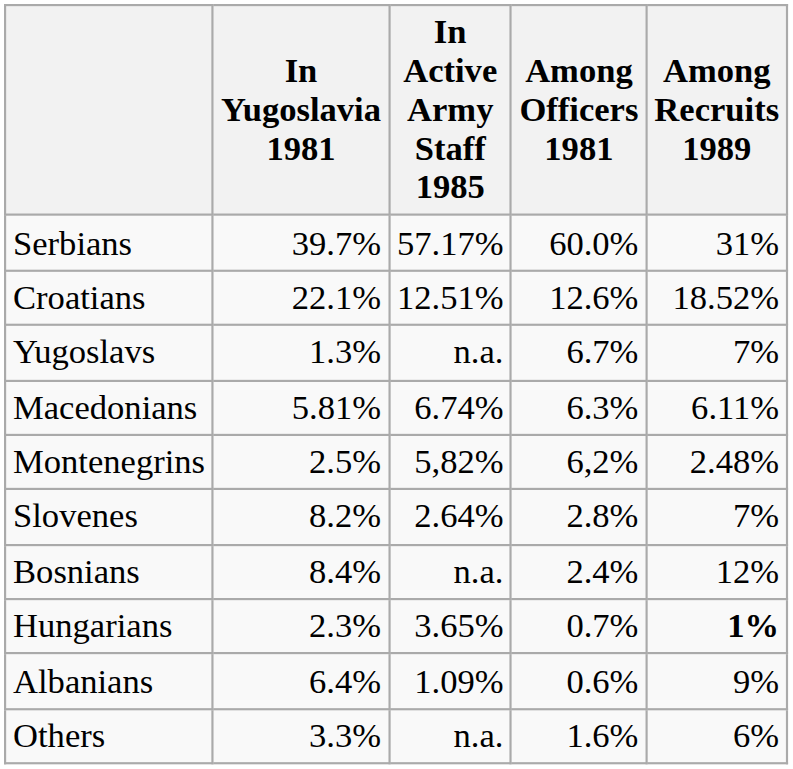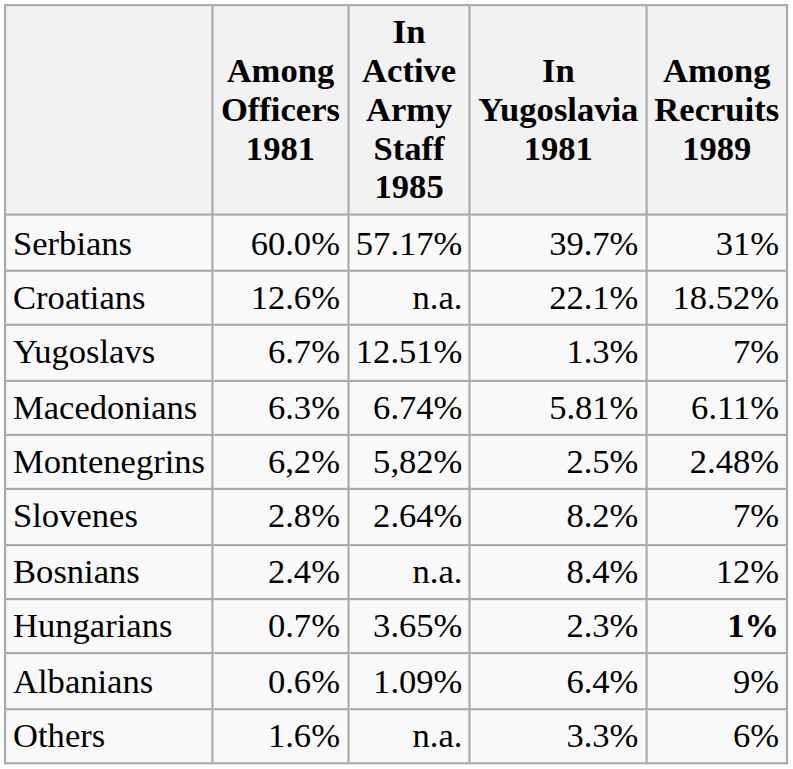columns swapped: (301, 109) <-> (579, 109)
(450, 297) 12.51% -> (437, 297) n.a.
(479, 351) n.a. -> (409, 351) 12.51%
